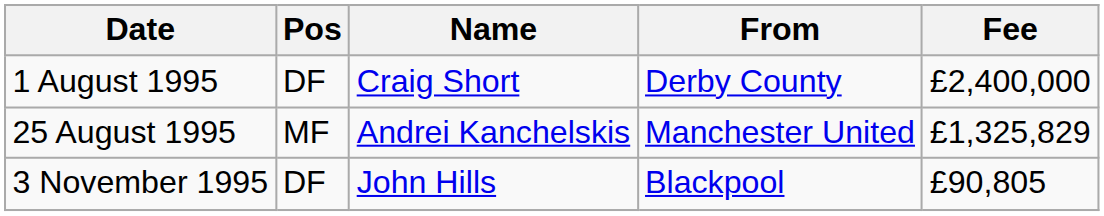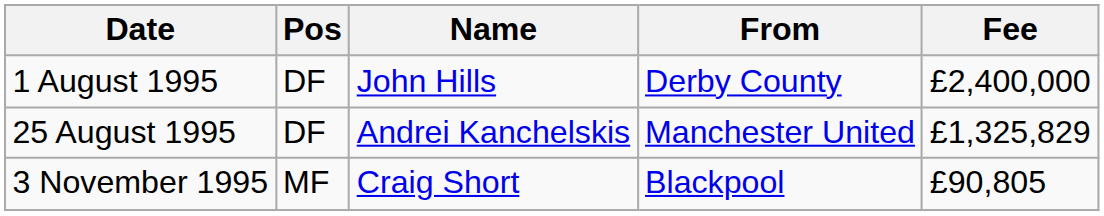(438, 81) Craig Short -> (426, 81) John Hills
(306, 132) MF -> (304, 132) DF
(304, 183) DF -> (306, 183) MF
(426, 183) John Hills -> (438, 183) Craig Short
